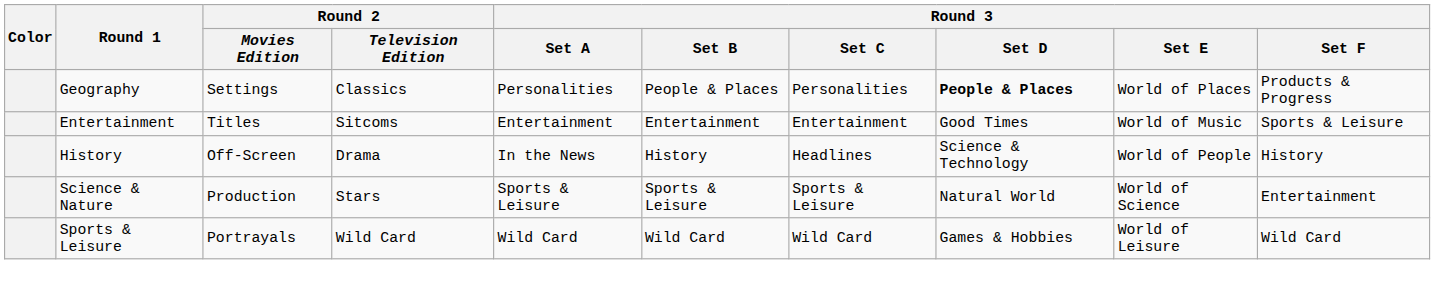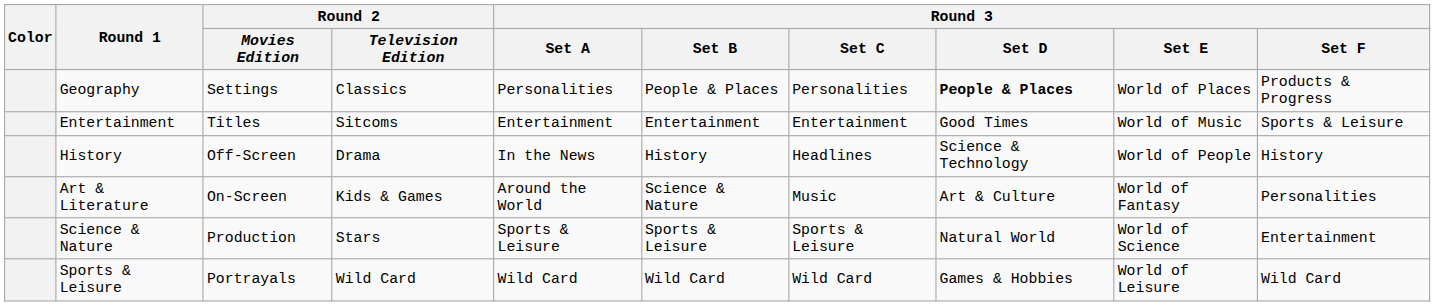+ row: (104, 197)
